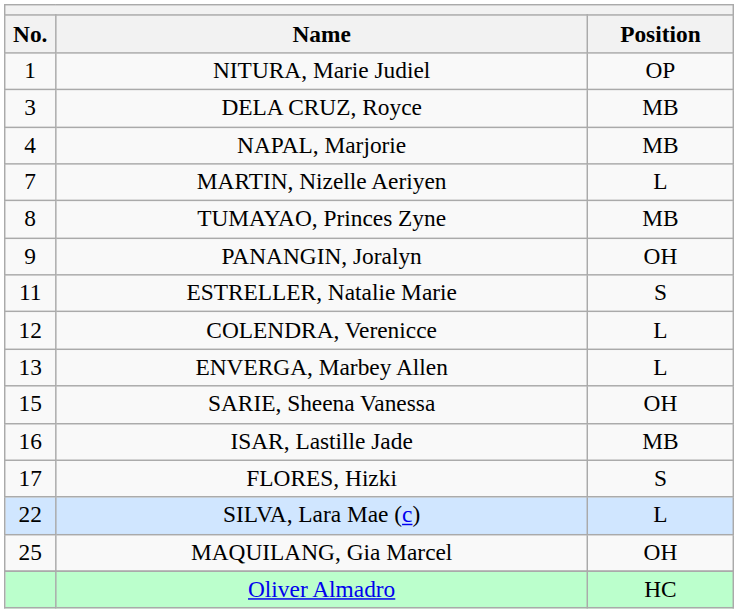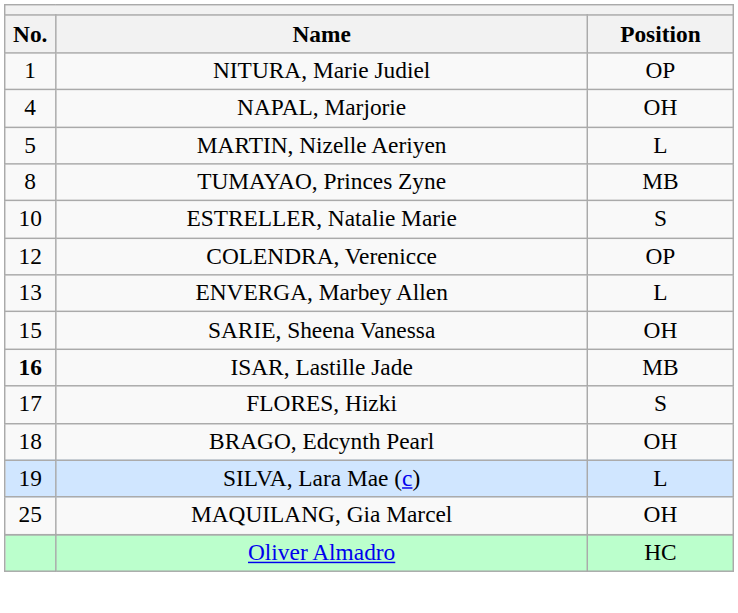- row: (322, 107)
(660, 144) MB -> (660, 107) OH
(30, 181) 7 -> (30, 144) 5
- row: (322, 256)
(30, 293) 11 -> (30, 219) 10
(660, 330) L -> (660, 256) OP
(30, 441) normal -> (30, 367) bold
+ row: (322, 441)
(30, 515) 22 -> (30, 478) 19
